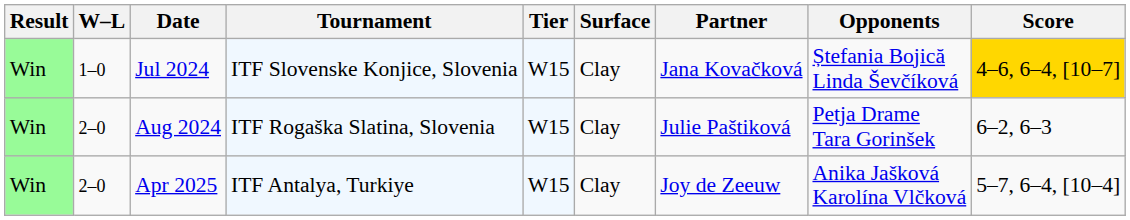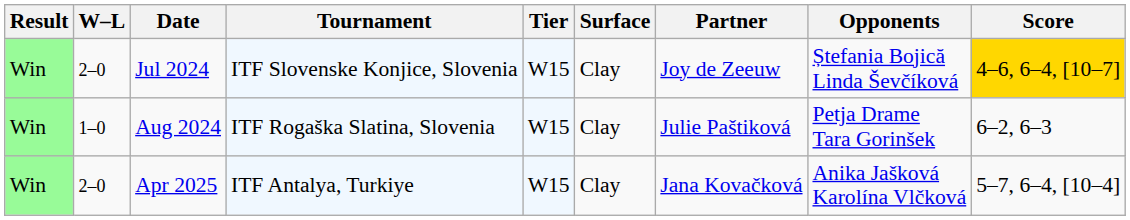(92, 69) 1–0 -> (92, 69) 2–0
(731, 68) Jana Kovačková -> (720, 68) Joy de Zeeuw
(92, 127) 2–0 -> (92, 127) 1–0
(720, 185) Joy de Zeeuw -> (731, 185) Jana Kovačková
